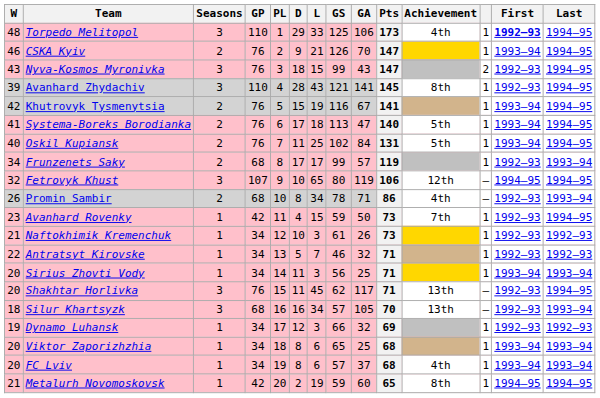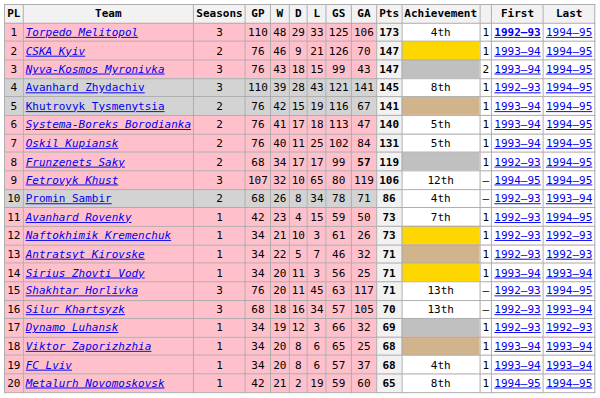columns swapped: (280, 13) <-> (14, 13)
(518, 69) 1992–93 -> (518, 69) 1993–94
(364, 161) normal -> (364, 161) bold
(569, 161) 1993–94 -> (569, 161) 1994–95
(339, 291) 62 -> (339, 291) 63
